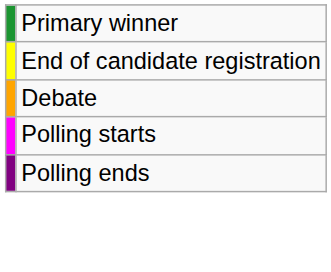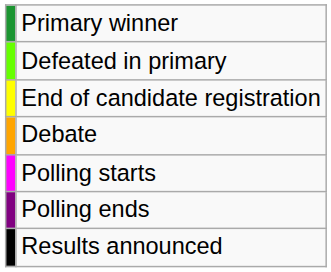+ row: (124, 60)
+ row: (122, 247)
